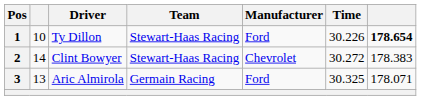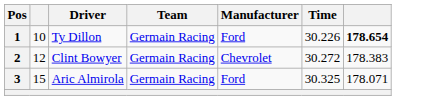(184, 36) Stewart-Haas Racing -> (172, 36) Germain Racing
(39, 57) 14 -> (39, 57) 12
(184, 57) Stewart-Haas Racing -> (172, 57) Germain Racing
(39, 79) 13 -> (39, 79) 15
